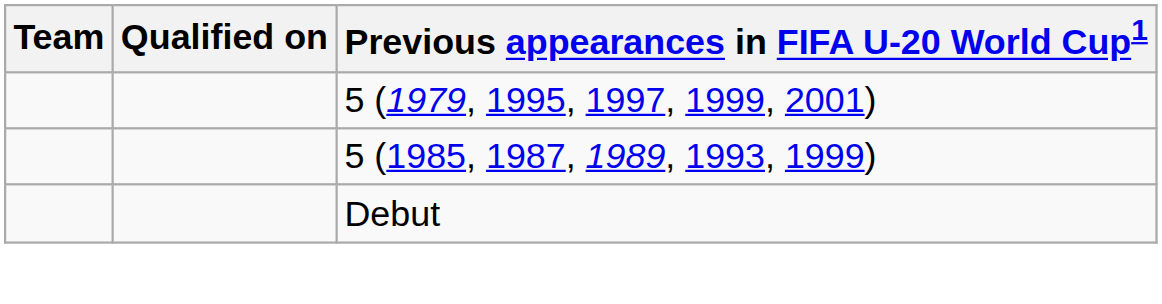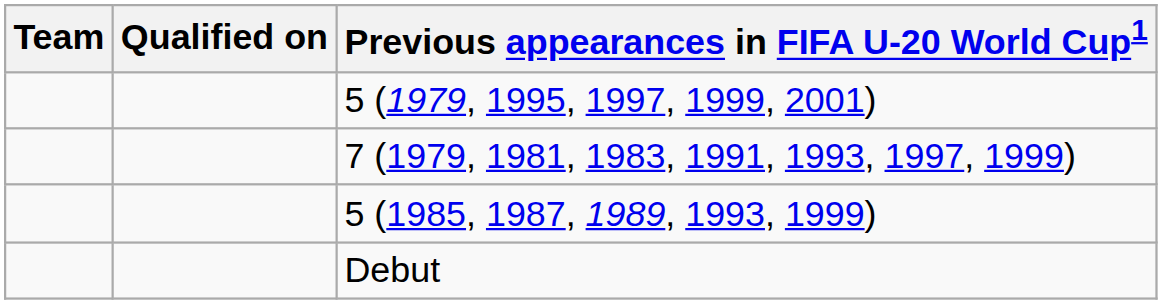+ row: (710, 156)
